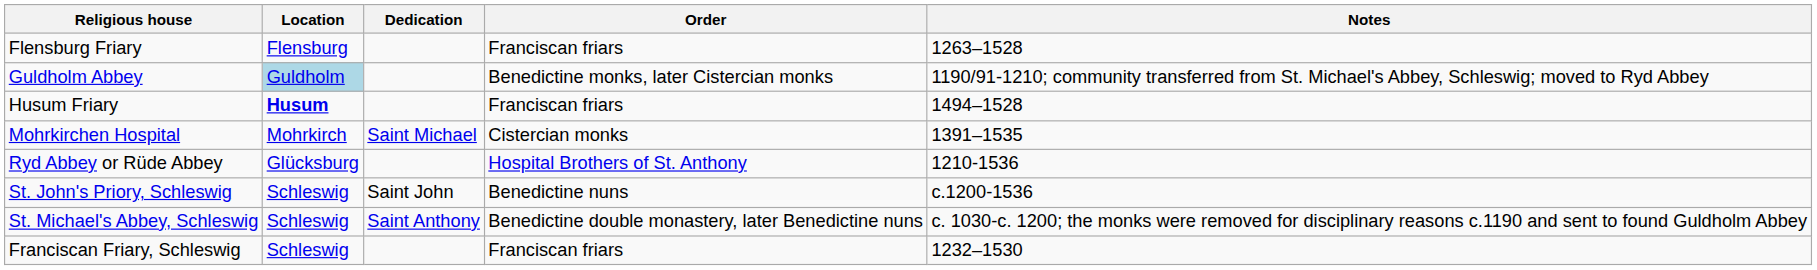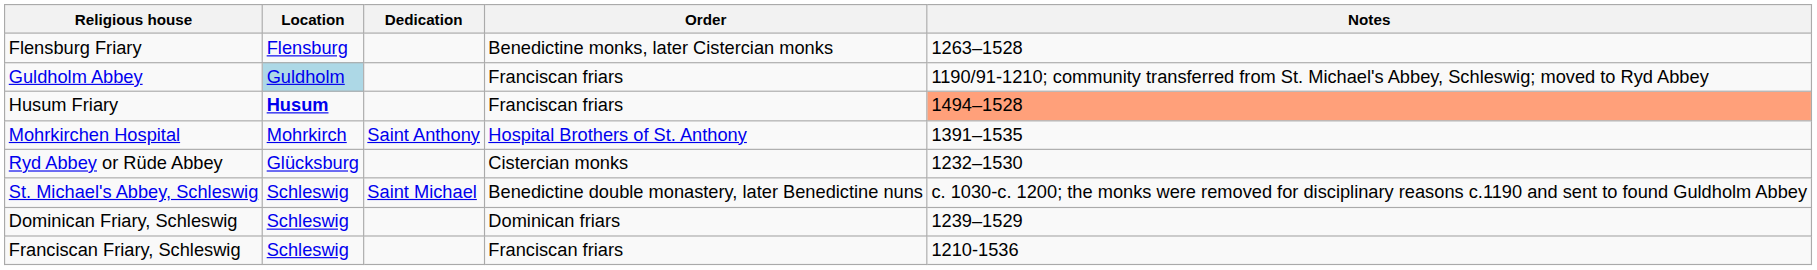(556, 47) Franciscan friars -> (661, 47) Benedictine monks, later Cistercian monks
(661, 76) Benedictine monks, later Cistercian monks -> (556, 76) Franciscan friars
(977, 105) no background -> (977, 105) lightsalmon background
(422, 134) Saint Michael -> (424, 134) Saint Anthony
(558, 134) Cistercian monks -> (618, 134) Hospital Brothers of St. Anthony
(618, 163) Hospital Brothers of St. Anthony -> (558, 163) Cistercian monks
(975, 163) 1210-1536 -> (977, 163) 1232–1530
- row: (120, 192)
(424, 221) Saint Anthony -> (422, 192) Saint Michael
+ row: (123, 221)
(977, 250) 1232–1530 -> (975, 250) 1210-1536
